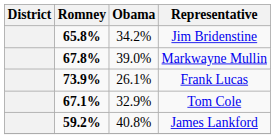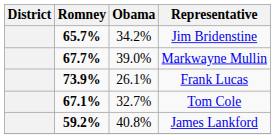(82, 36) 65.8% -> (82, 36) 65.7%
(82, 58) 67.8% -> (82, 58) 67.7%
(134, 101) 32.9% -> (134, 101) 32.7%
